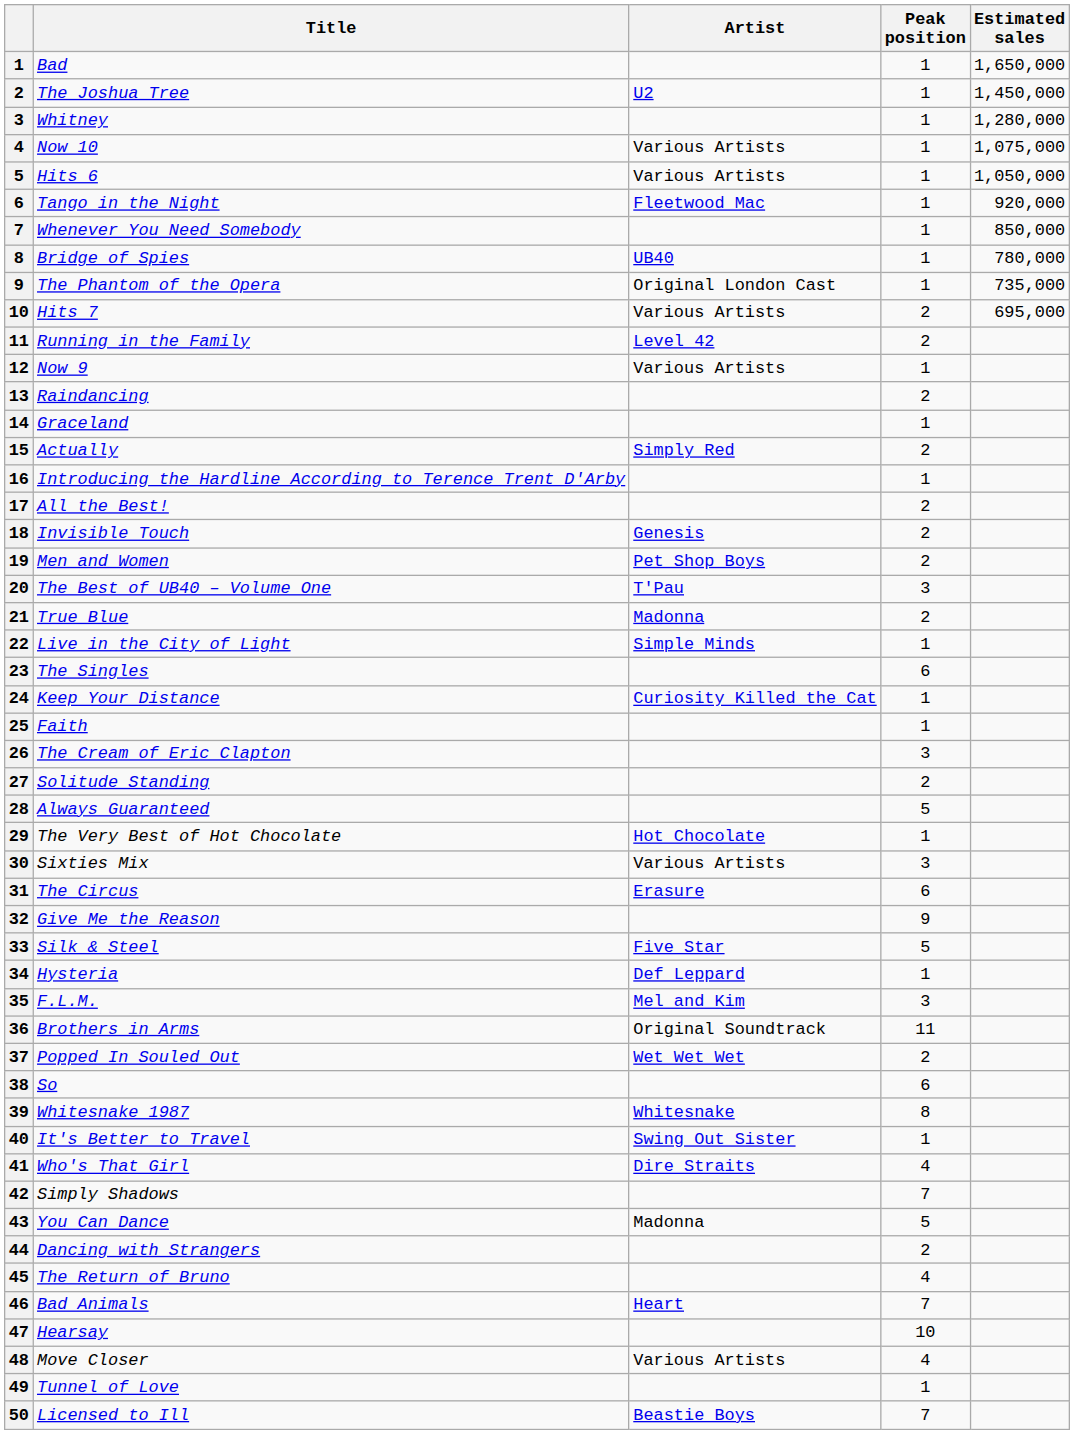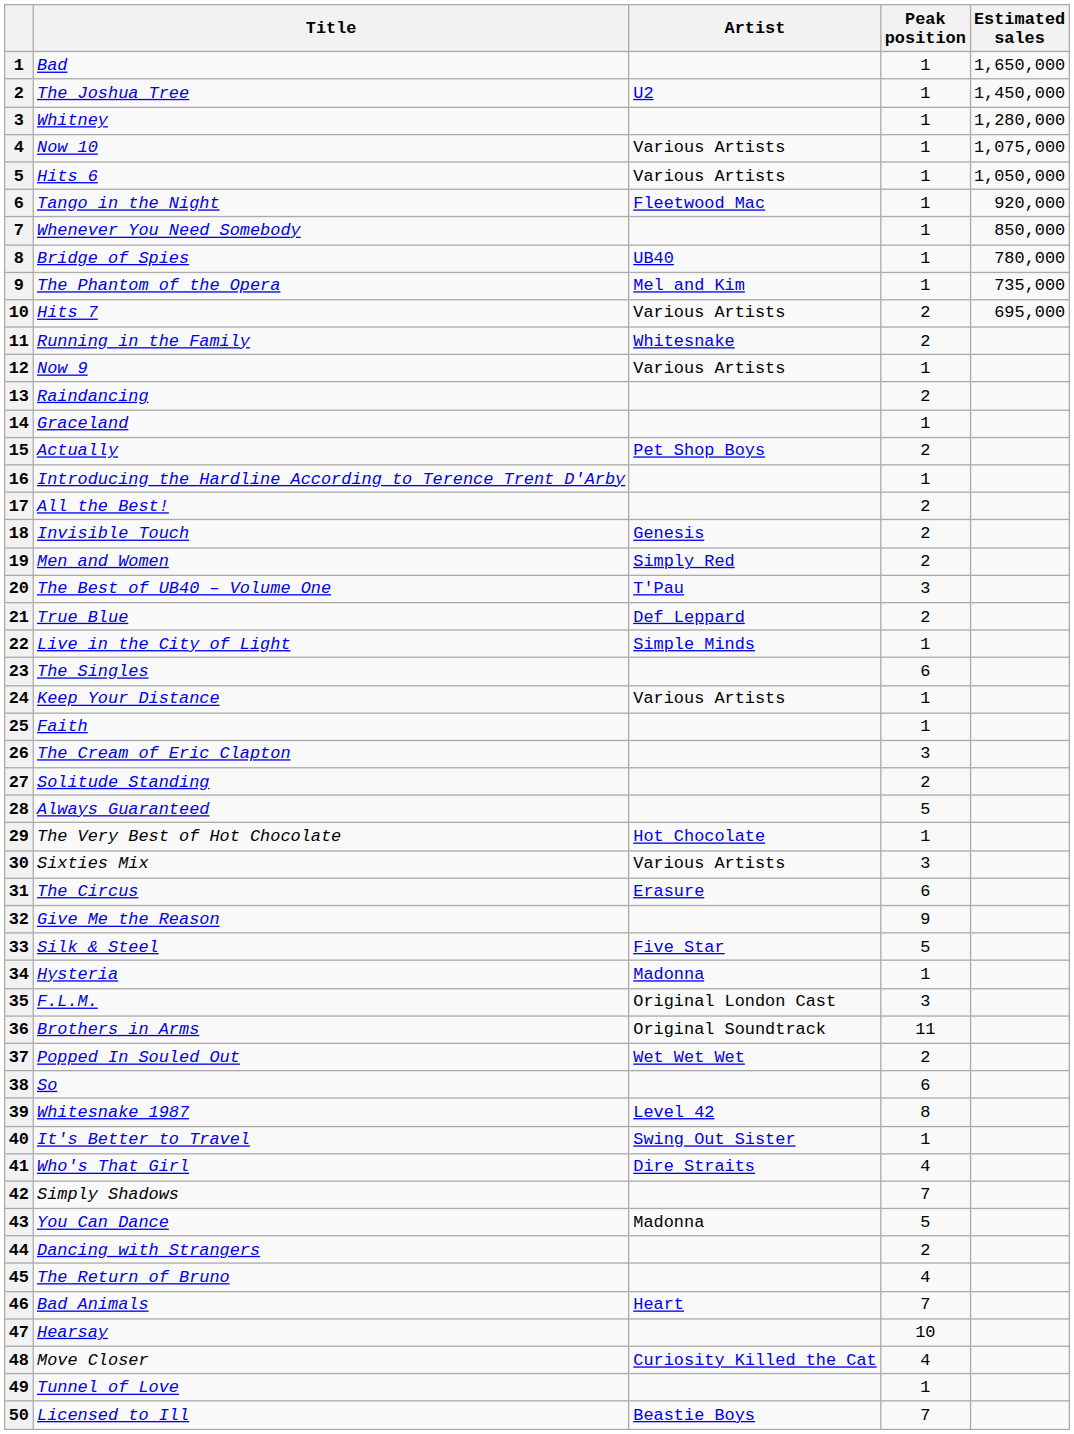(735, 286) Original London Cast -> (689, 286) Mel and Kim
(674, 341) Level 42 -> (684, 341) Whitesnake
(684, 451) Simply Red -> (699, 451) Pet Shop Boys
(699, 561) Pet Shop Boys -> (684, 561) Simply Red
(669, 616) Madonna -> (689, 616) Def Leppard
(755, 699) Curiosity Killed the Cat -> (709, 699) Various Artists
(689, 974) Def Leppard -> (669, 974) Madonna
(689, 1002) Mel and Kim -> (735, 1002) Original London Cast
(684, 1112) Whitesnake -> (674, 1112) Level 42
(709, 1360) Various Artists -> (755, 1360) Curiosity Killed the Cat
